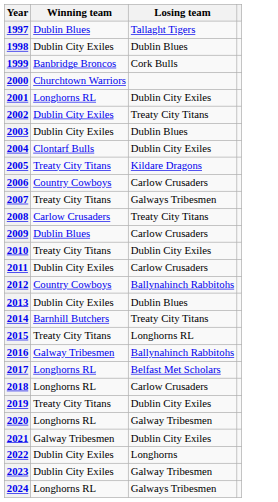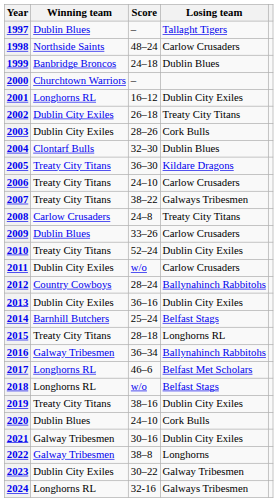+ column: (144, 13)
(73, 47) Dublin City Exiles -> (69, 47) Northside Saints
(159, 47) Dublin Blues -> (201, 47) Carlow Crusaders
(154, 64) Cork Bulls -> (191, 64) Dublin Blues
(159, 132) Dublin Blues -> (186, 132) Cork Bulls
(171, 149) Dublin City Exiles -> (191, 149) Dublin Blues
(72, 183) Country Cowboys -> (72, 183) Treaty City Titans
(159, 302) Dublin Blues -> (203, 302) Dublin City Exiles
(170, 319) Treaty City Titans -> (191, 319) Belfast Stags
(169, 387) Carlow Crusaders -> (191, 387) Belfast Stags
(65, 421) Longhorns RL -> (62, 421) Dublin Blues
(171, 421) Galway Tribesmen -> (186, 421) Cork Bulls
(73, 455) Dublin City Exiles -> (74, 455) Galway Tribesmen
